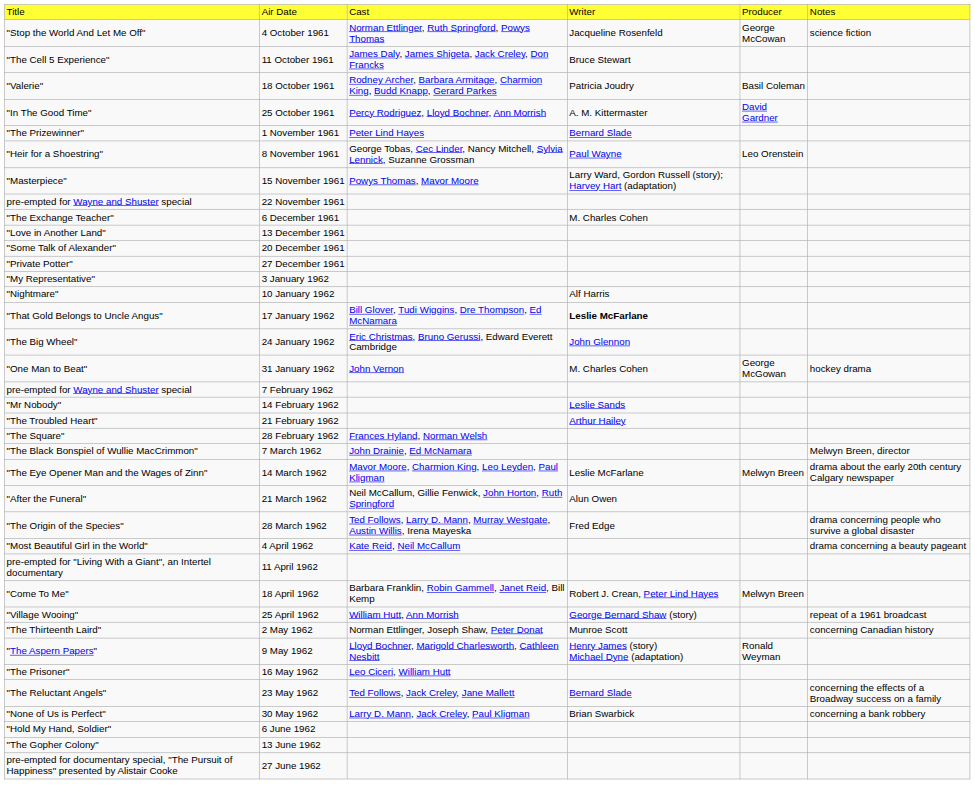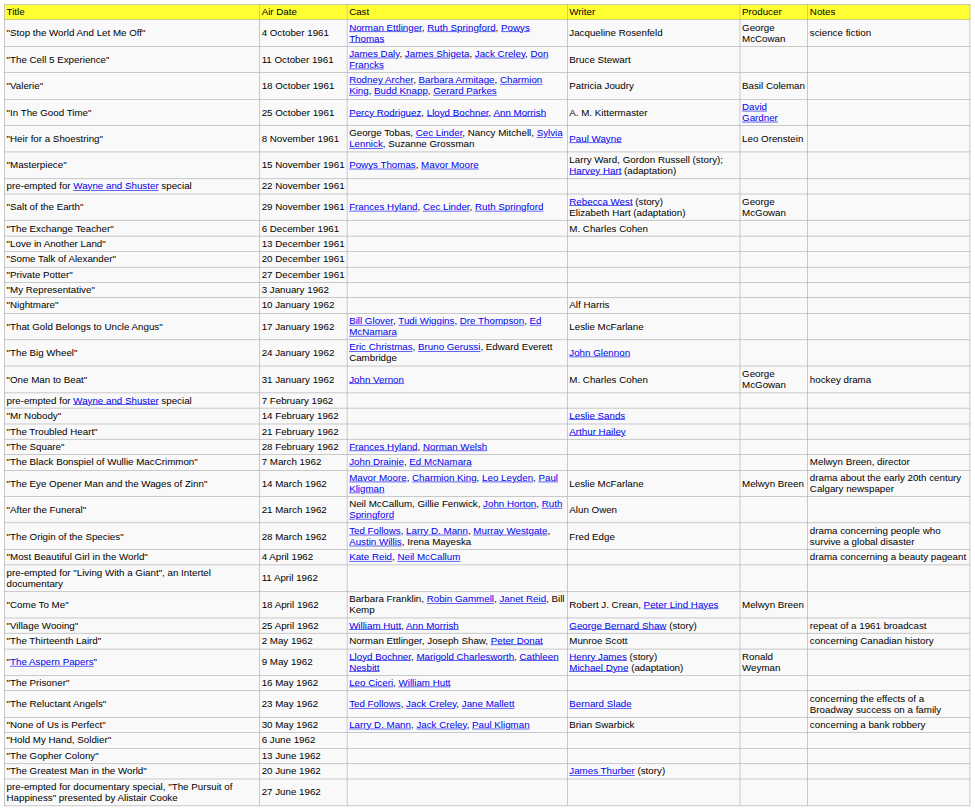- row: (300, 133)
+ row: (303, 207)
(609, 315) bold -> (606, 326) normal
+ row: (291, 771)
